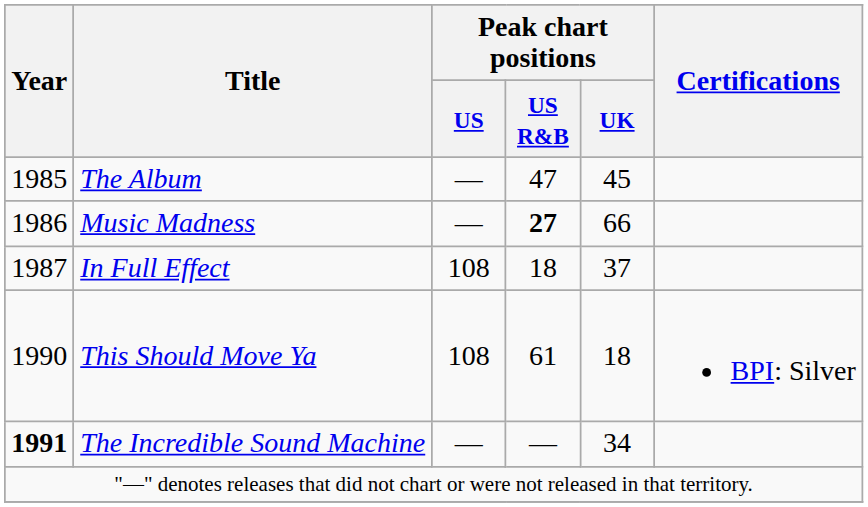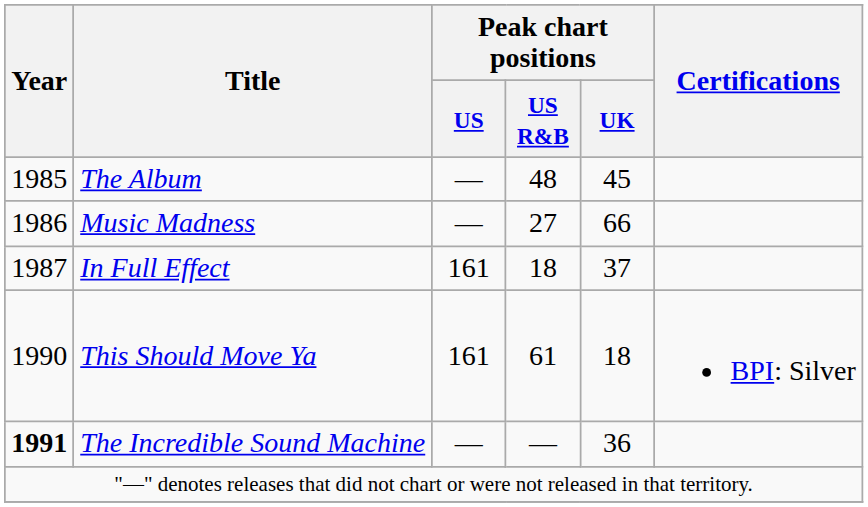(543, 178) 47 -> (543, 178) 48
(543, 222) bold -> (543, 222) normal
(469, 267) 108 -> (469, 267) 161
(469, 355) 108 -> (469, 355) 161
(617, 443) 34 -> (617, 443) 36
